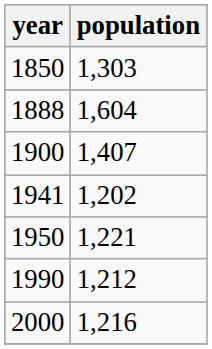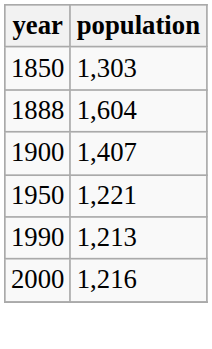- row: (38, 195)
(107, 279) 1,212 -> (107, 237) 1,213
